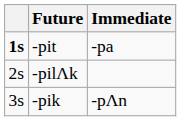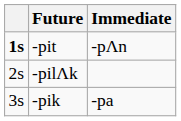(102, 45) -pa -> (109, 45) -pΛn
(109, 101) -pΛn -> (102, 101) -pa
